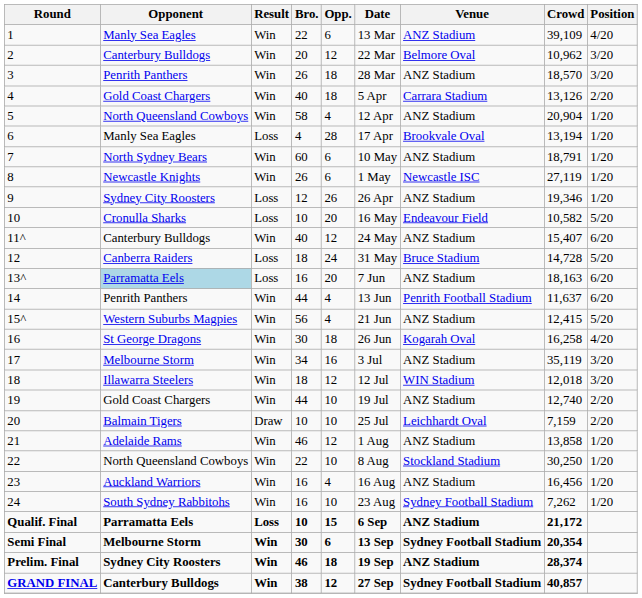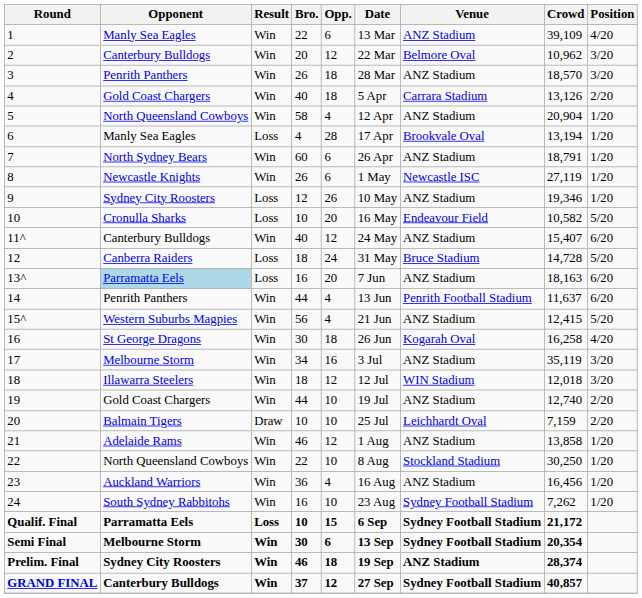(377, 156) 10 May -> (375, 156) 26 Apr
(375, 197) 26 Apr -> (377, 197) 10 May
(301, 481) 16 -> (301, 481) 36
(441, 522) ANZ Stadium -> (472, 522) Sydney Football Stadium
(301, 583) 38 -> (301, 583) 37
